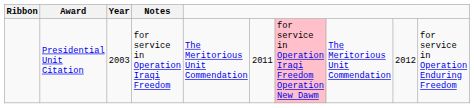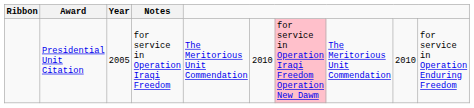(119, 61) 2003 -> (119, 61) 2005
(262, 61) 2011 -> (262, 61) 2010
(406, 61) 2012 -> (406, 61) 2010
